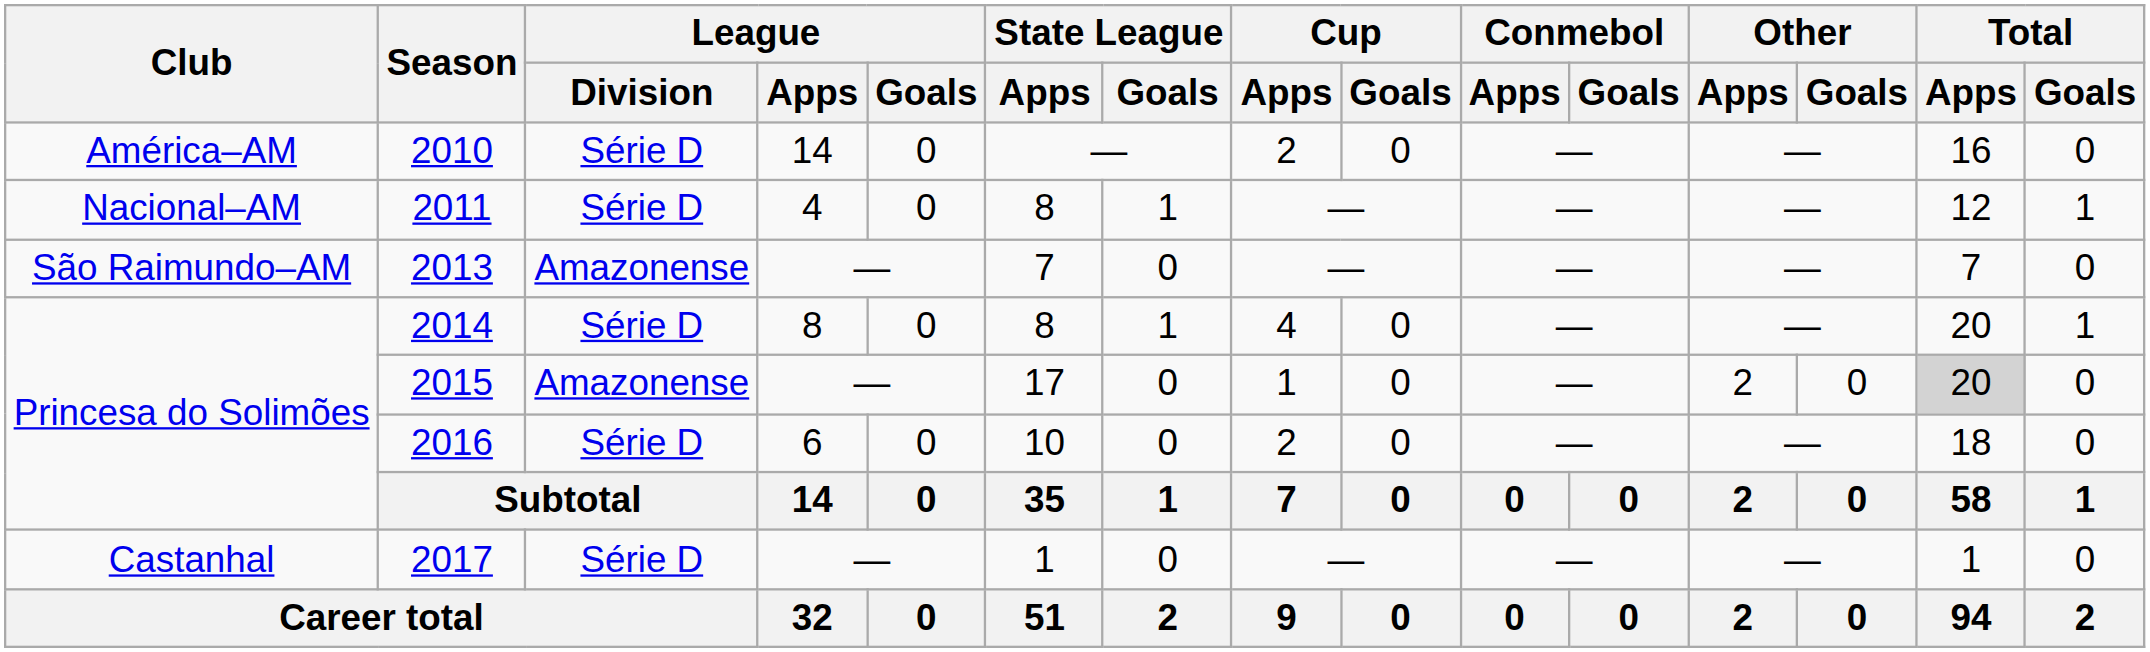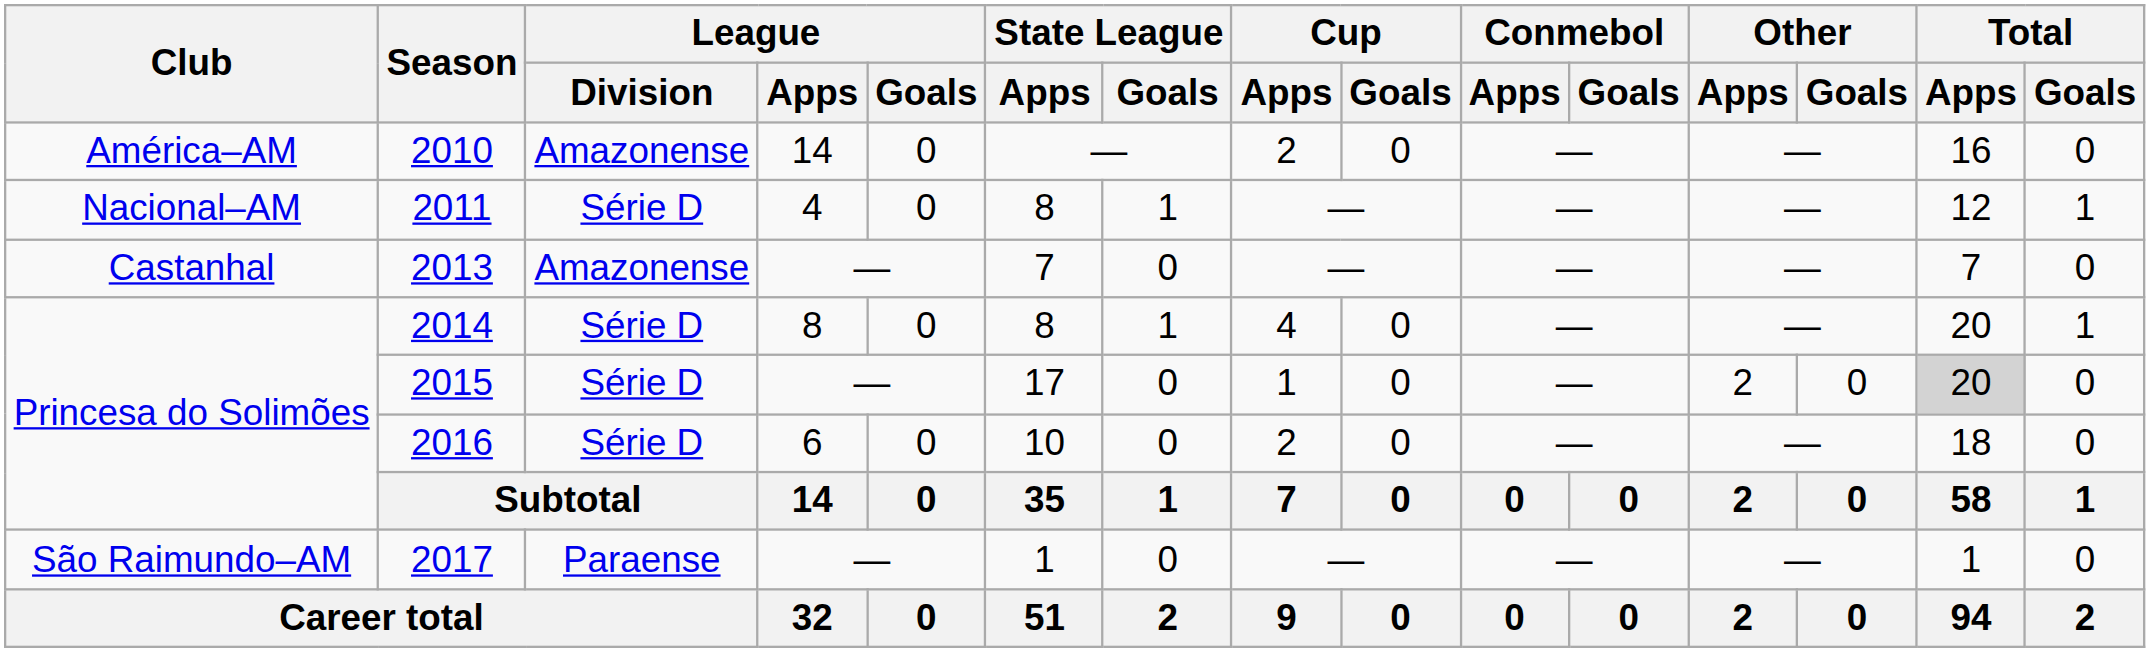(642, 150) Série D -> (642, 150) Amazonense
(192, 267) São Raimundo–AM -> (192, 267) Castanhal
(642, 383) Amazonense -> (642, 383) Série D
(192, 558) Castanhal -> (192, 558) São Raimundo–AM
(642, 558) Série D -> (642, 558) Paraense
